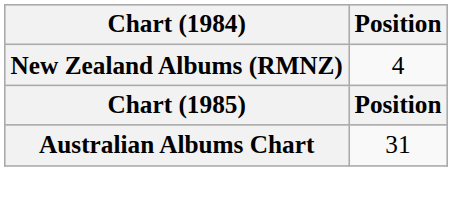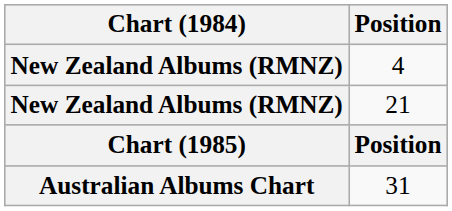+ row: (398, 104)
